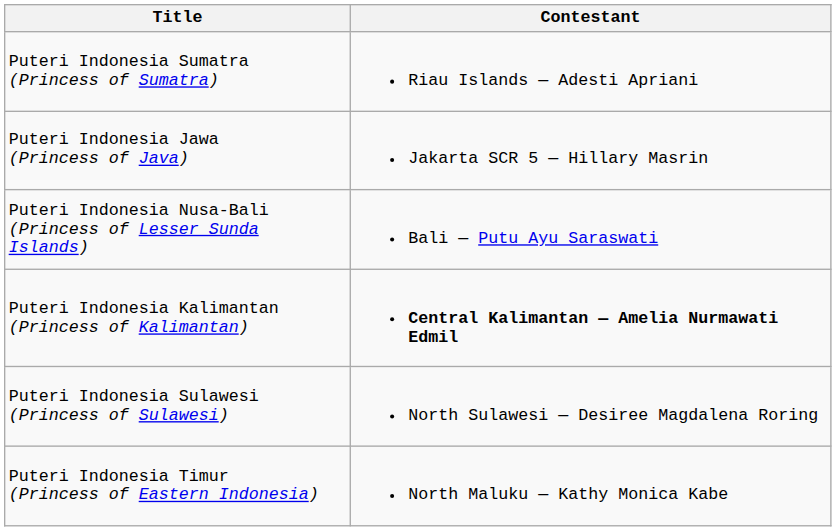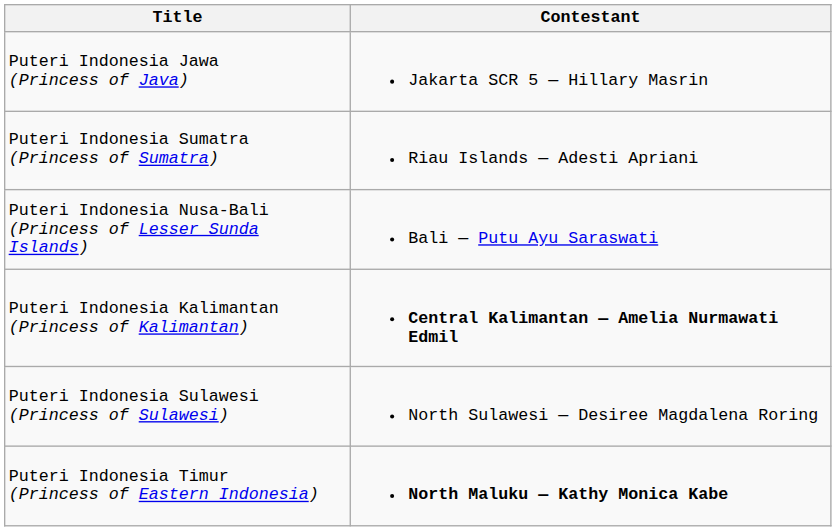rows swapped: (129, 72) <-> (114, 151)
(590, 496) normal -> (590, 496) bold
